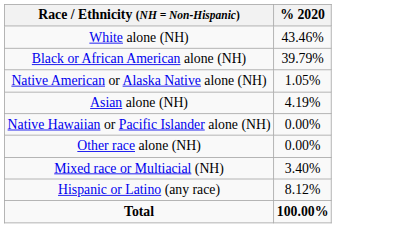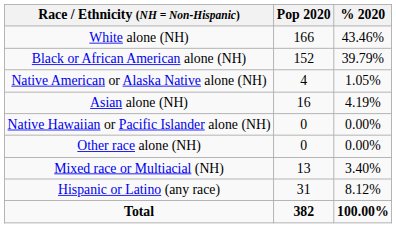+ column: (304, 15)
